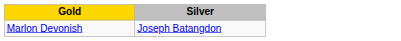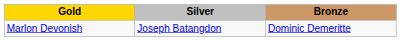+ column: (331, 12)
